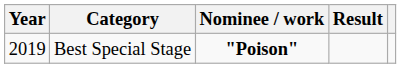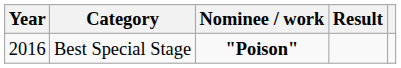(27, 48) 2019 -> (27, 48) 2016
